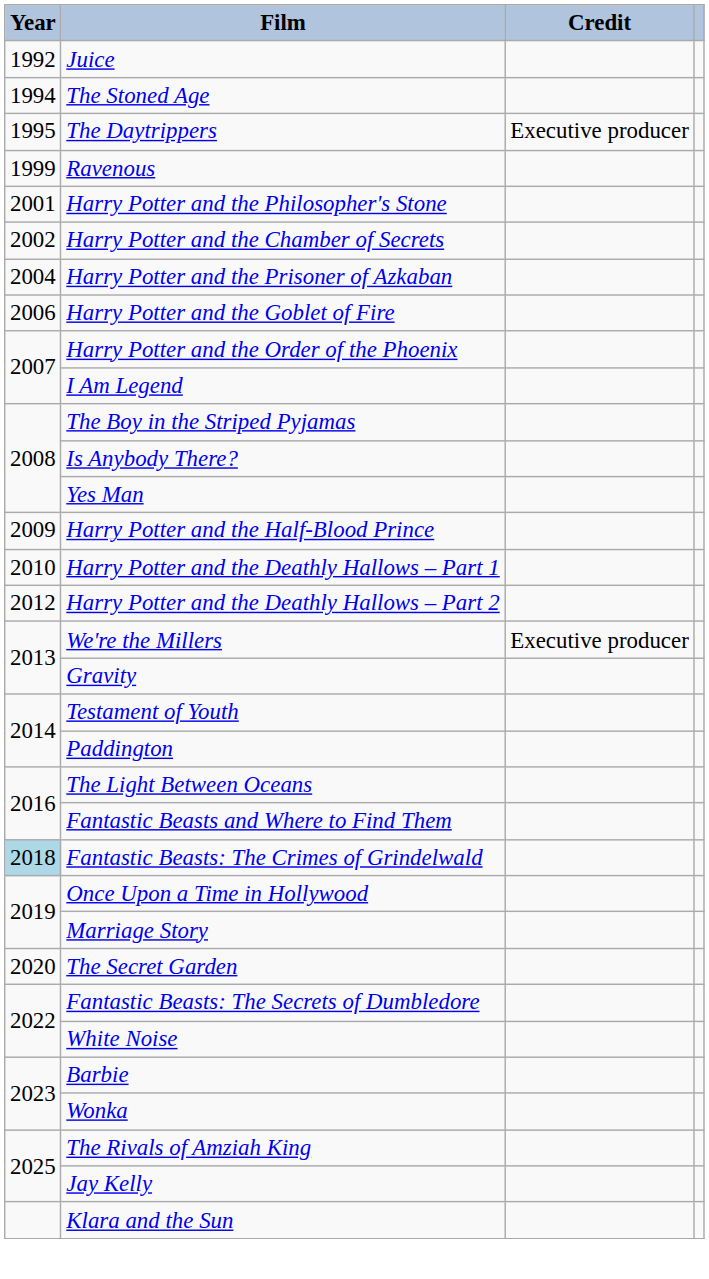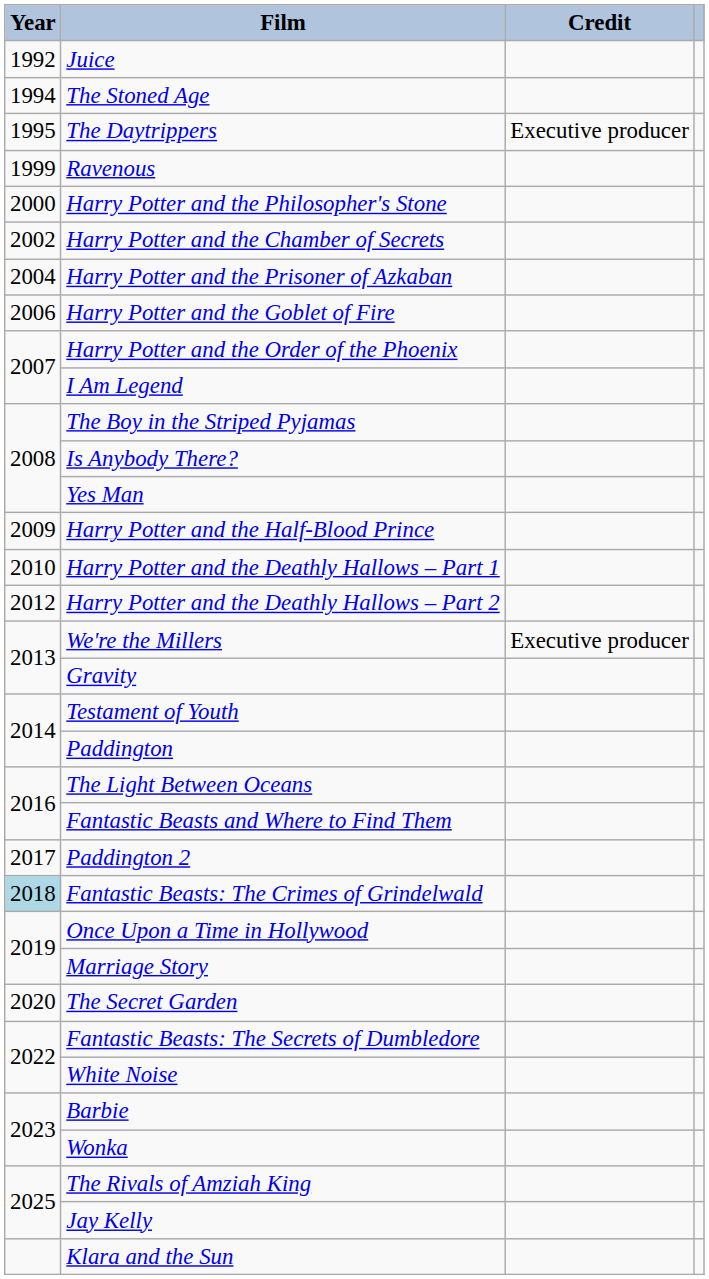(33, 204) 2001 -> (33, 204) 2000
+ row: (128, 857)
